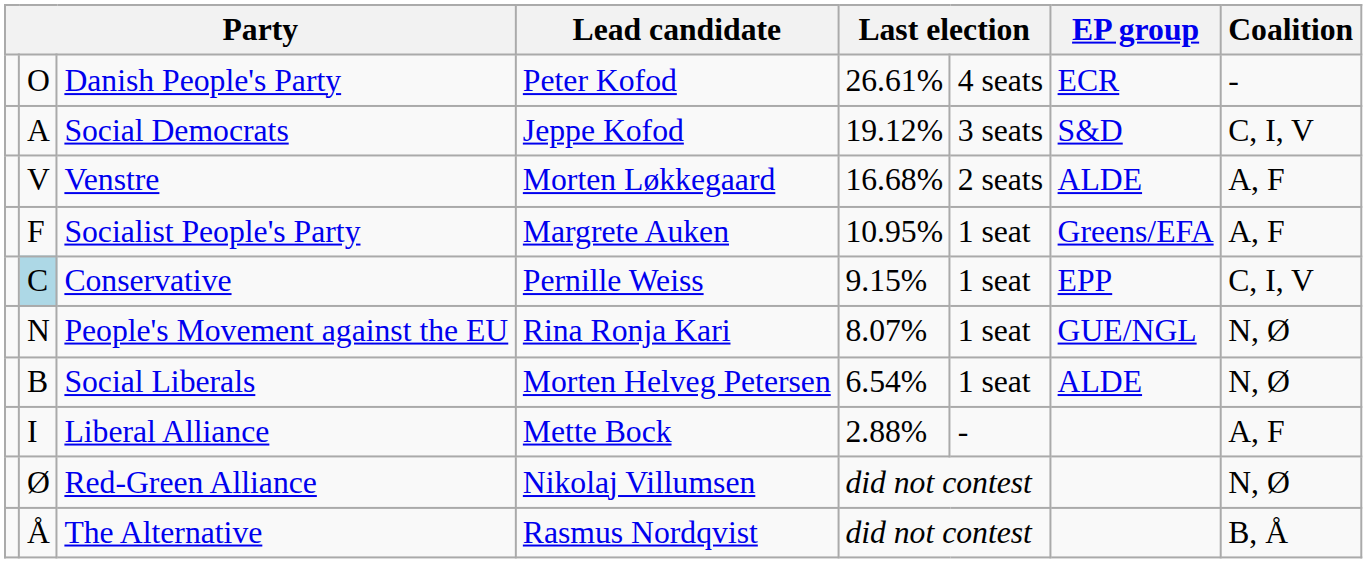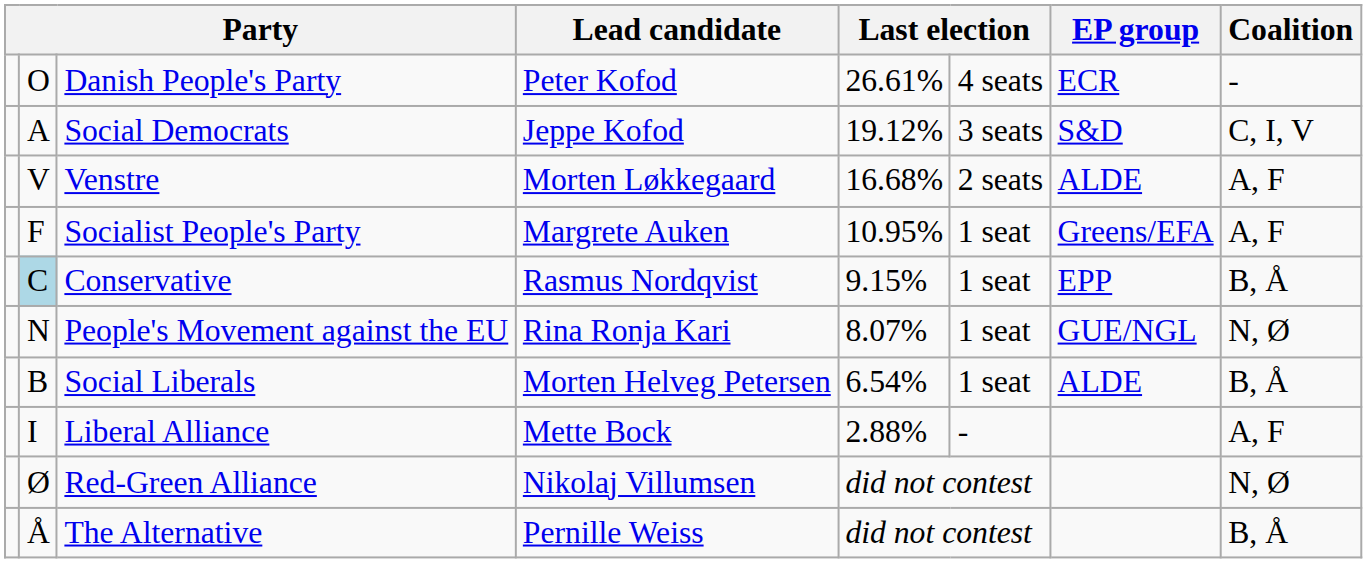(613, 280) Pernille Weiss -> (640, 280) Rasmus Nordqvist
(1271, 280) C, I, V -> (1258, 280) B, Å
(1259, 381) N, Ø -> (1258, 381) B, Å
(640, 532) Rasmus Nordqvist -> (613, 532) Pernille Weiss
